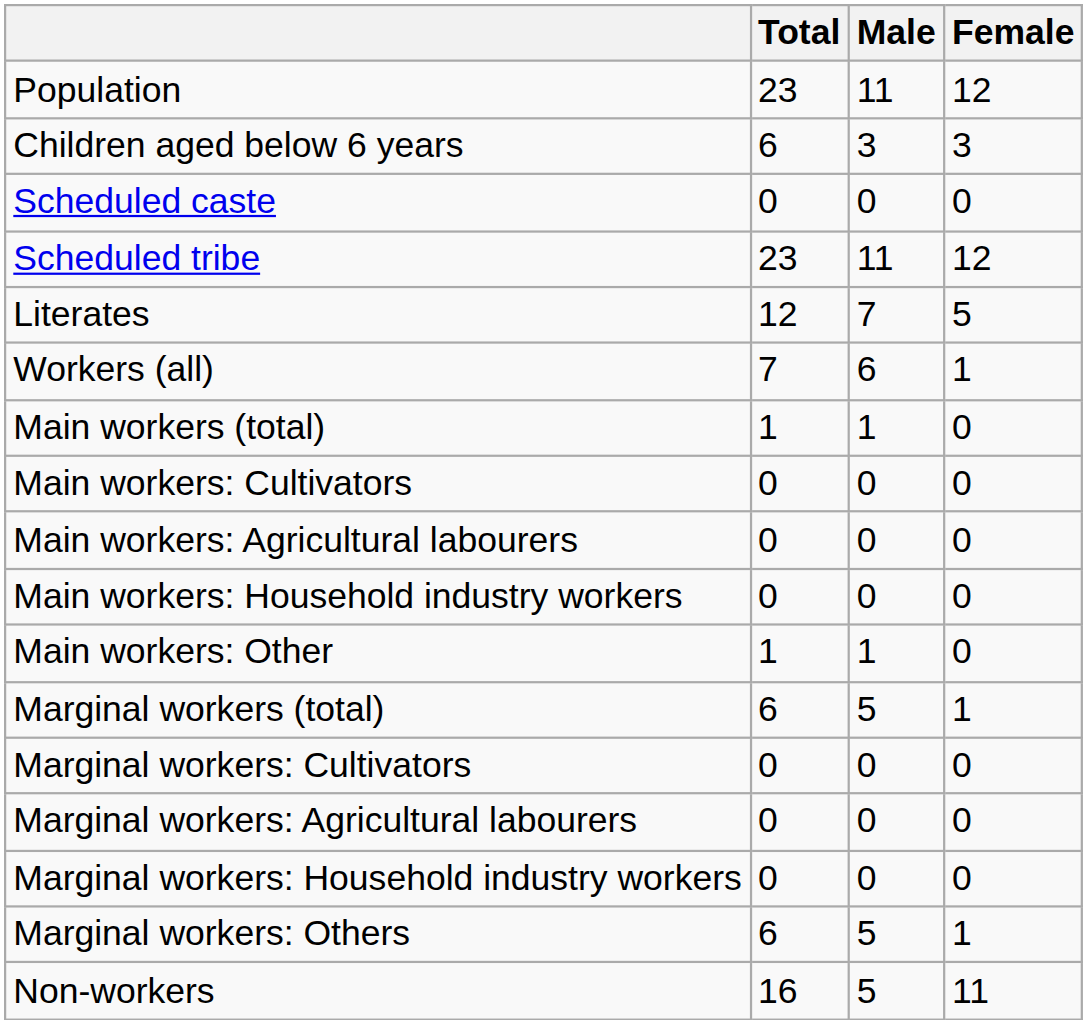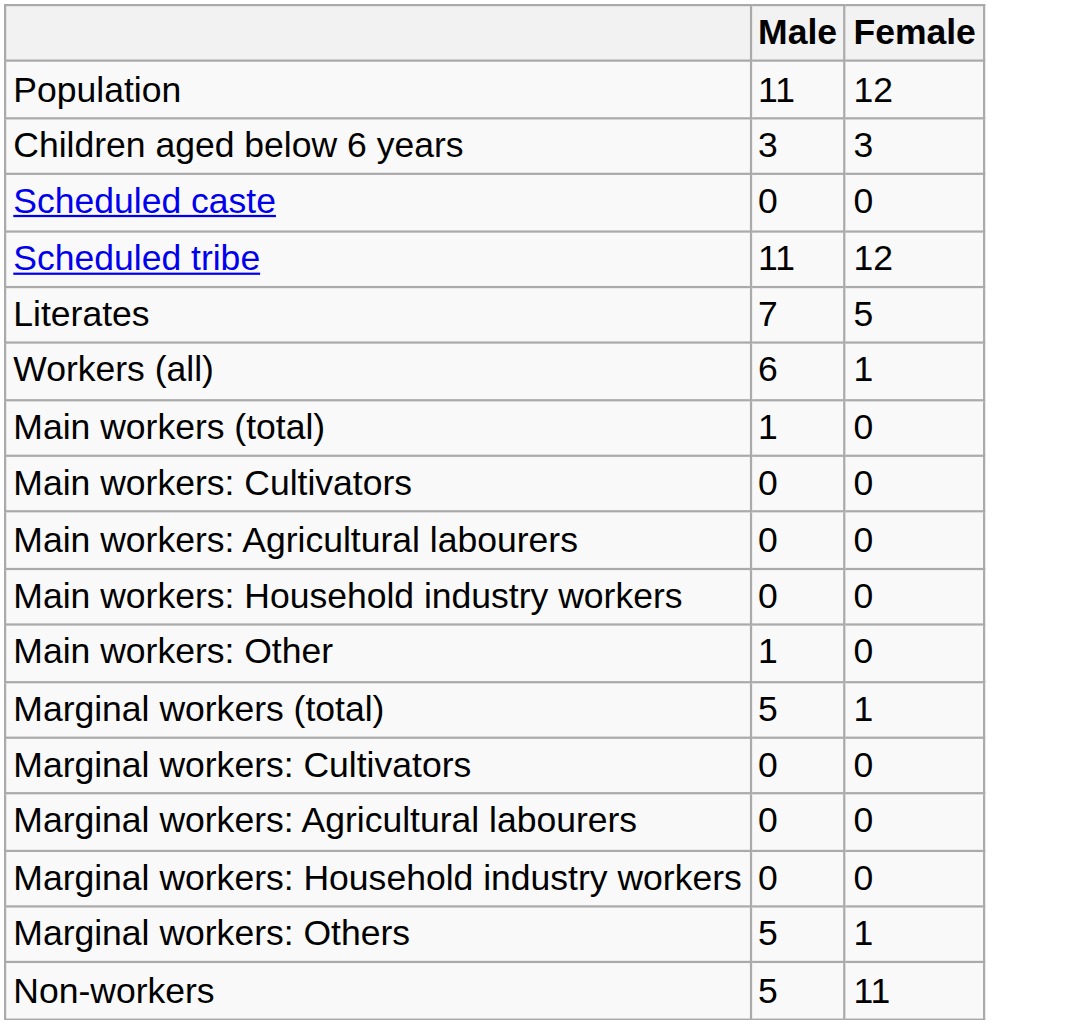- column: (799, 32)
